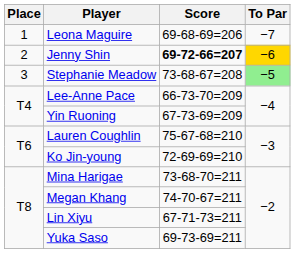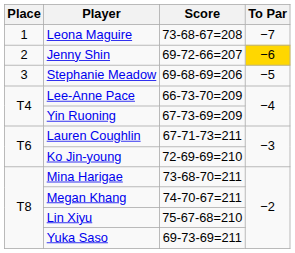(202, 34) 69-68-69=206 -> (202, 34) 73-68-67=208
(202, 55) bold -> (202, 55) normal
(202, 75) 73-68-67=208 -> (202, 75) 69-68-69=206
(268, 75) lightgreen background -> (268, 75) no background
(202, 136) 75-67-68=210 -> (202, 136) 67-71-73=211
(202, 217) 67-71-73=211 -> (202, 217) 75-67-68=210
